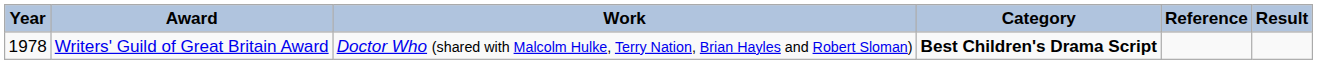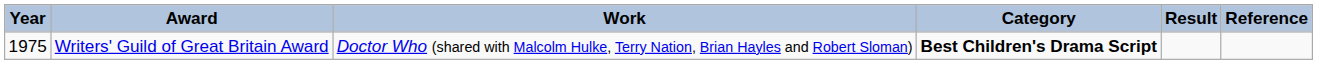columns swapped: (1282, 19) <-> (1206, 19)
(28, 46) 1978 -> (28, 46) 1975
